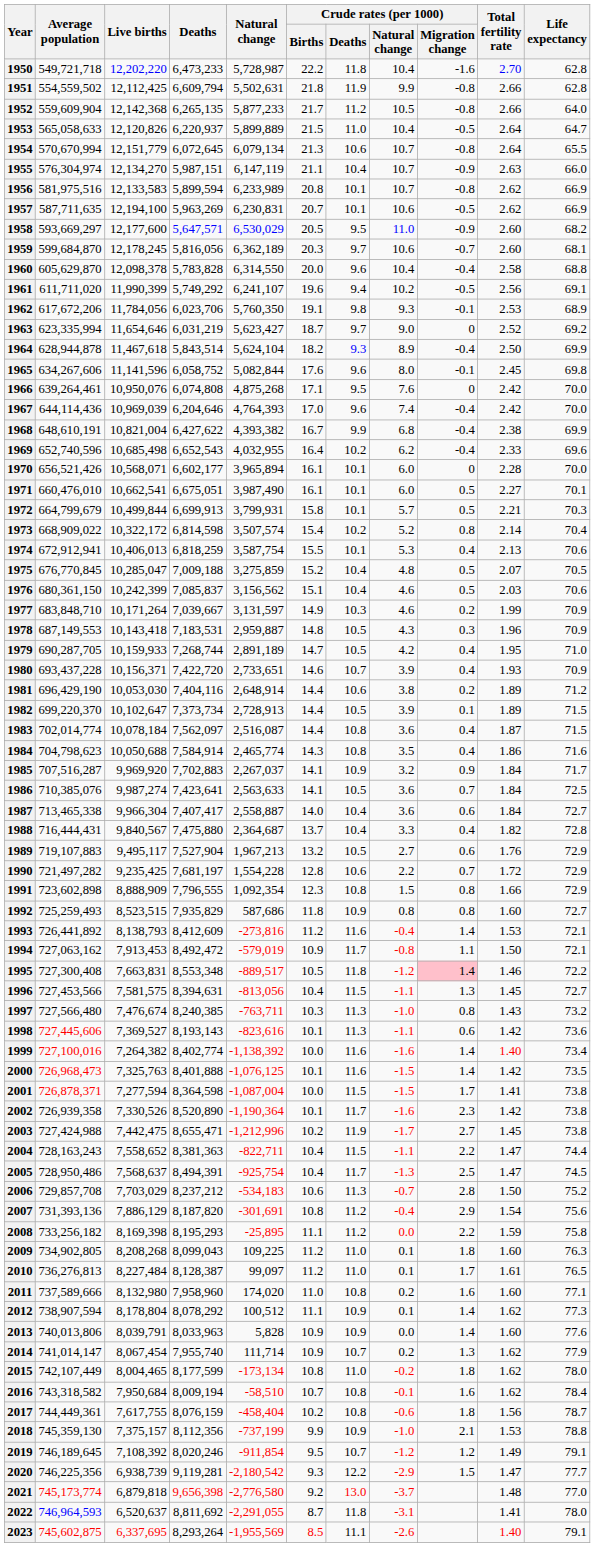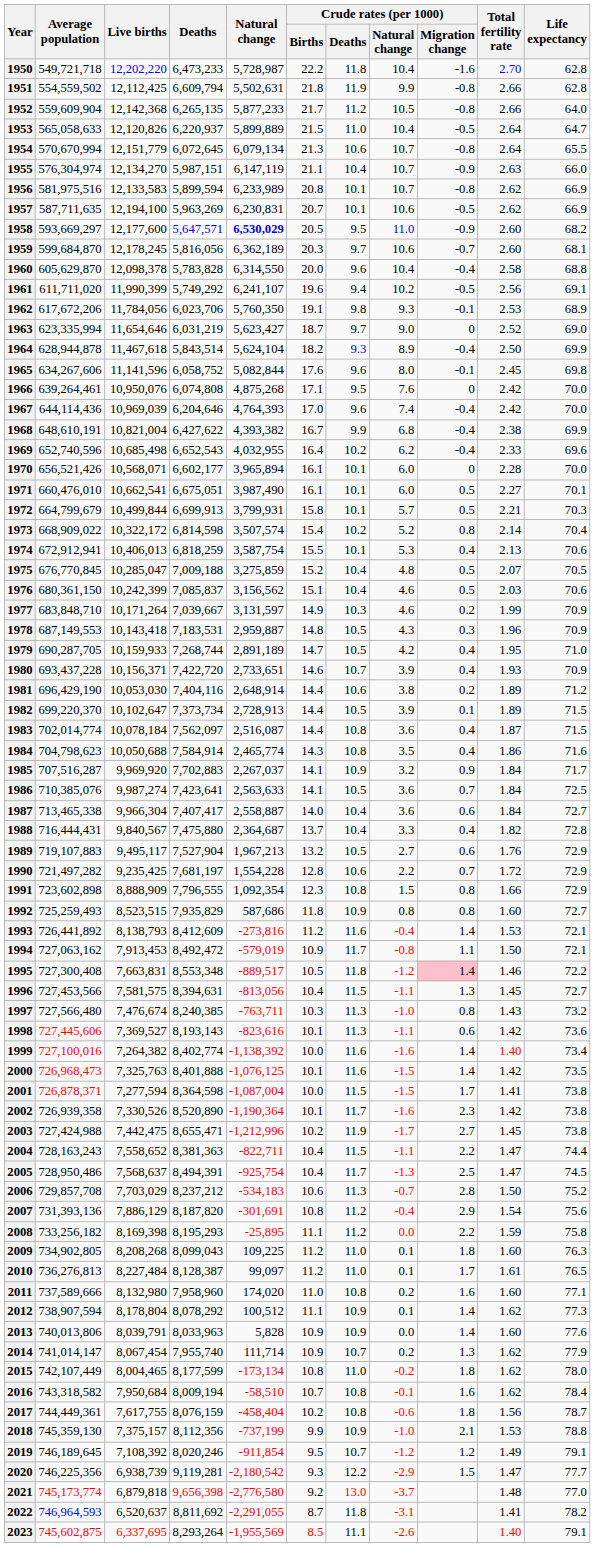(258, 229) normal -> (258, 229) bold
(576, 329) 69.2 -> (576, 329) 69.0
(576, 1512) 78.0 -> (576, 1512) 78.2
